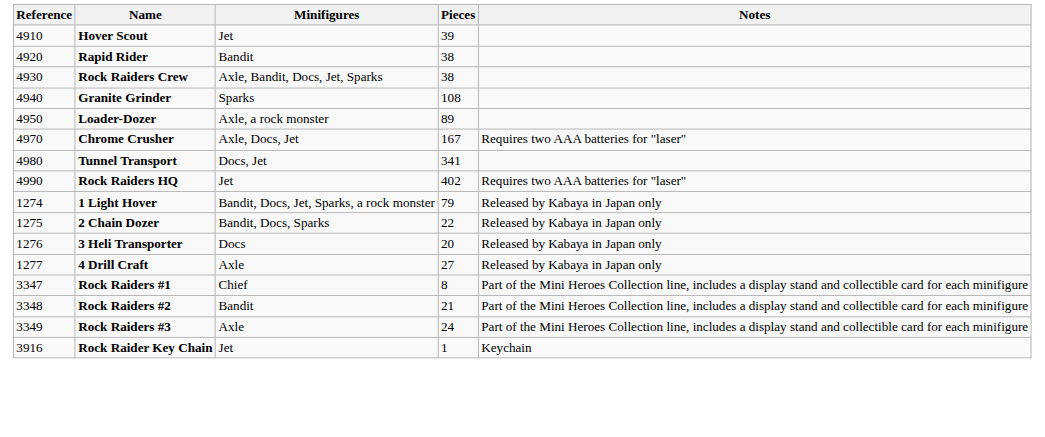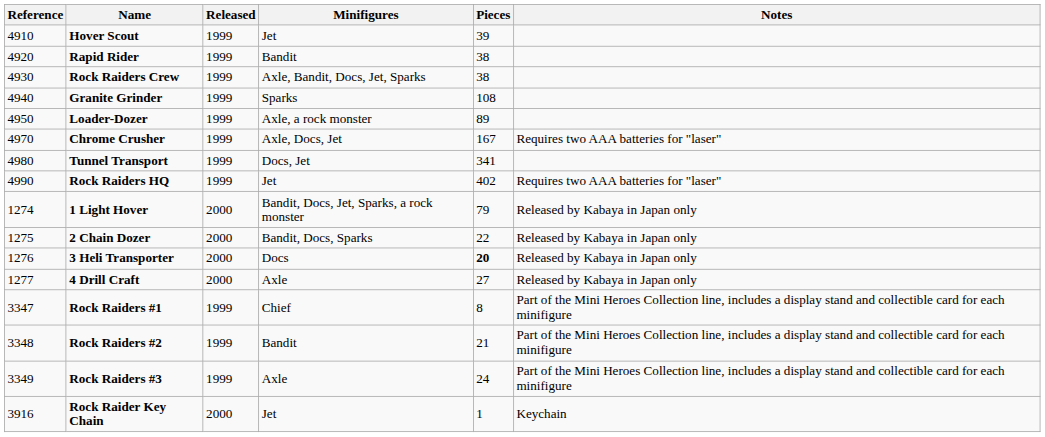+ column: (231, 14)
(448, 243) normal -> (483, 258) bold
